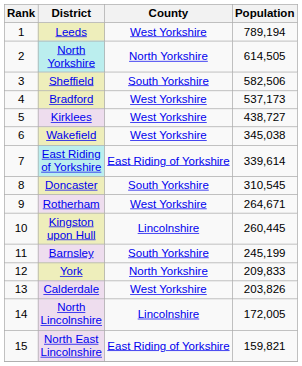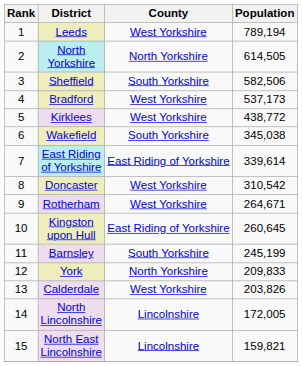(265, 117) 438,727 -> (265, 117) 438,772
(168, 136) West Yorkshire -> (168, 136) South Yorkshire
(168, 185) South Yorkshire -> (168, 185) West Yorkshire
(265, 185) 310,545 -> (265, 185) 310,542
(168, 228) Lincolnshire -> (168, 228) East Riding of Yorkshire
(265, 228) 260,445 -> (265, 228) 260,645
(168, 346) East Riding of Yorkshire -> (168, 346) Lincolnshire
